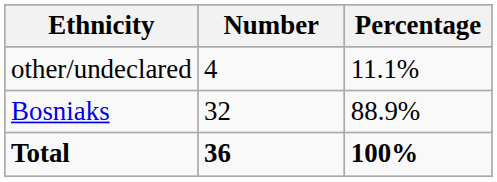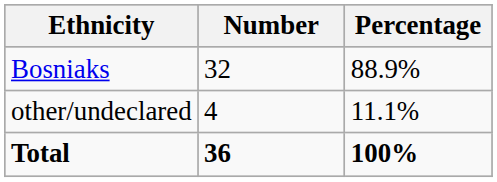rows swapped: (60, 111) <-> (101, 68)
